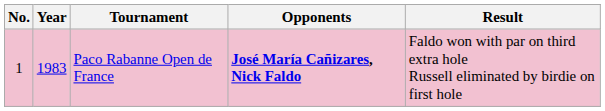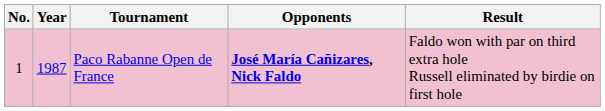(52, 67) 1983 -> (52, 67) 1987
